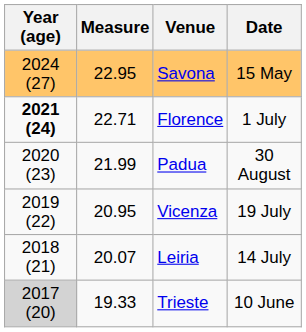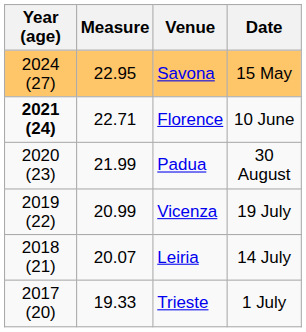(264, 119) 1 July -> (264, 119) 10 June
(115, 211) 20.95 -> (115, 211) 20.99
(41, 303) lightgrey background -> (41, 303) no background
(264, 303) 10 June -> (264, 303) 1 July
